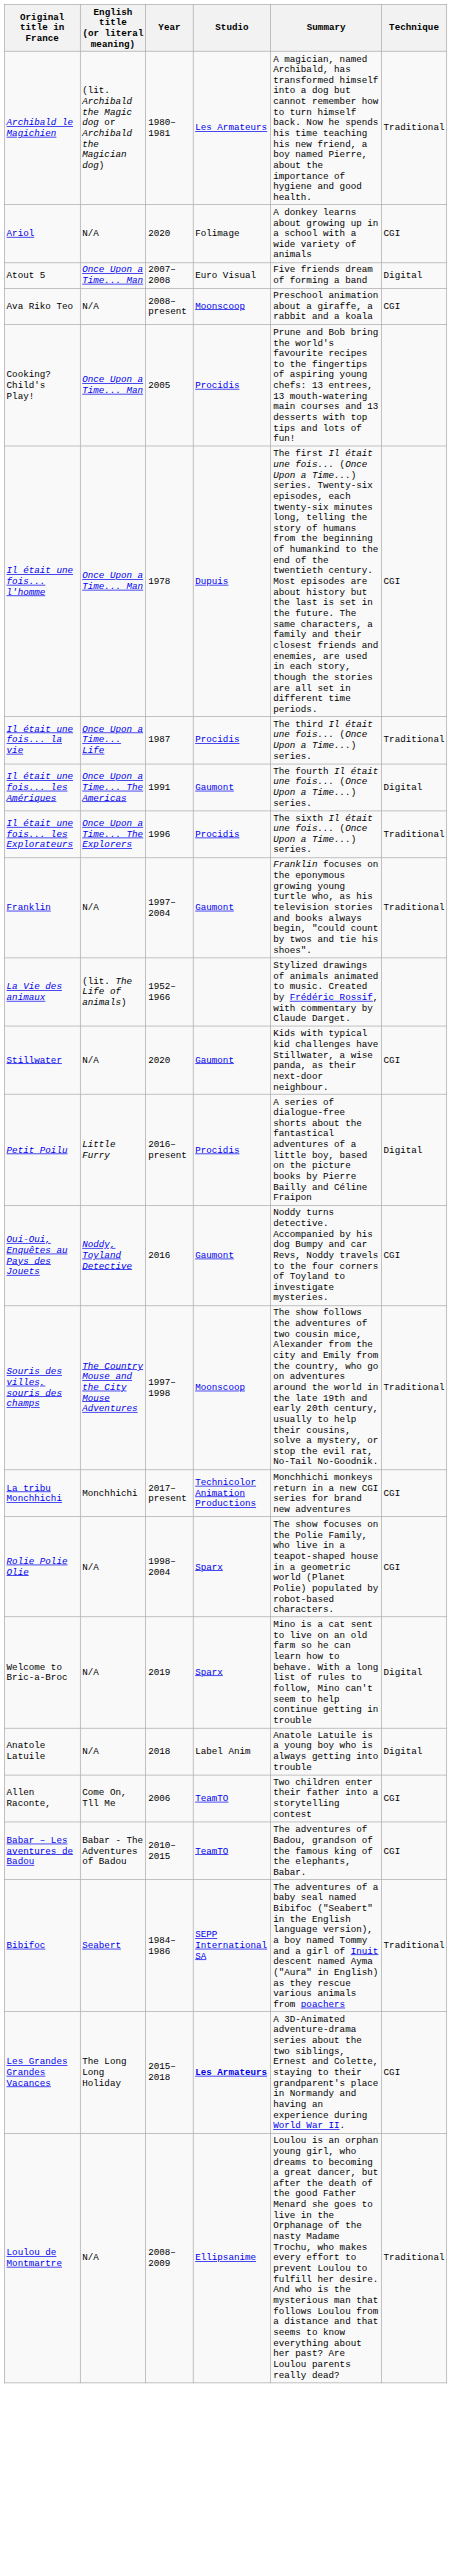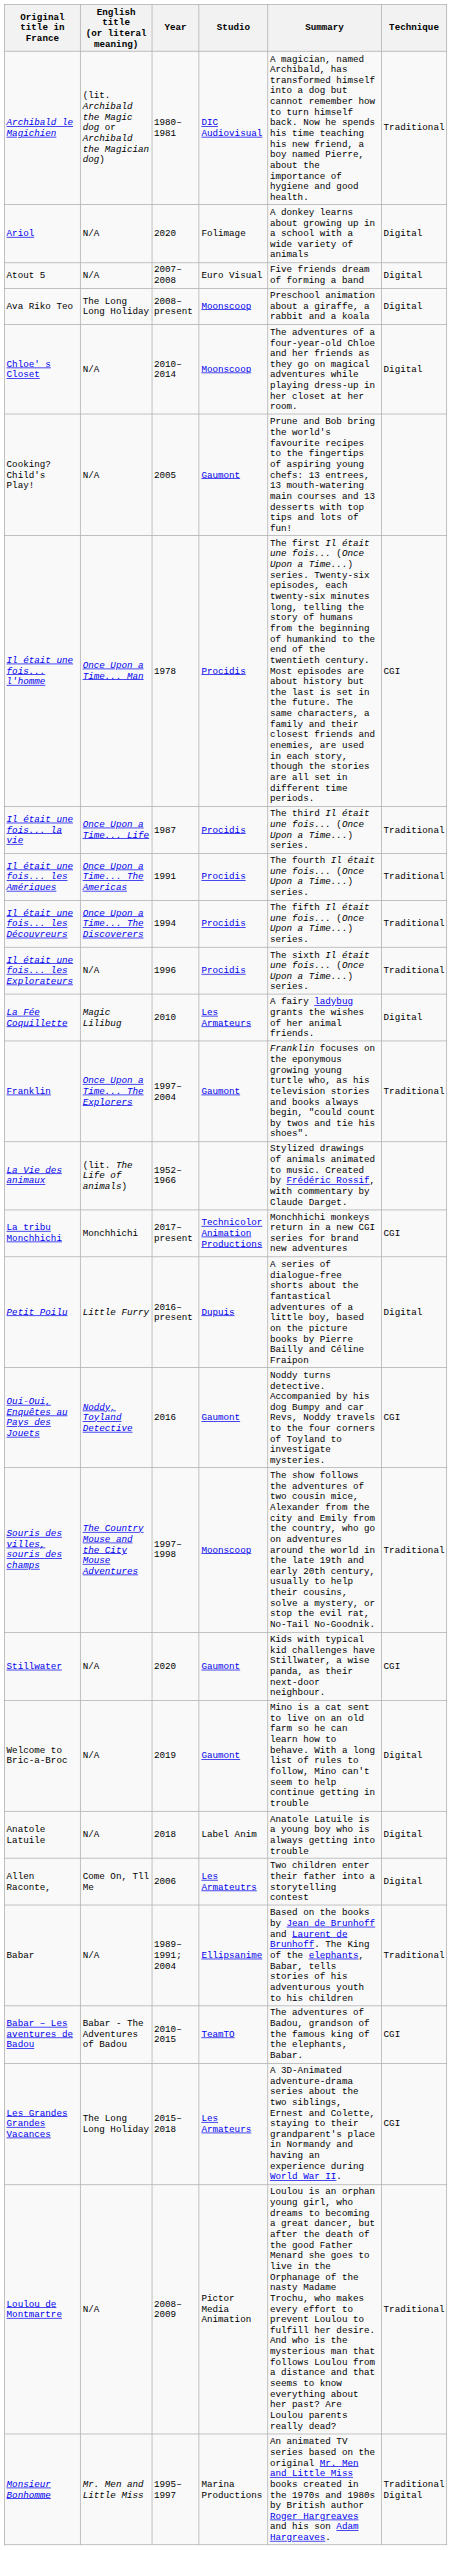(231, 128) Les Armateurs -> (232, 128) DIC Audiovisual
(392, 234) CGI -> (403, 234) Digital
(113, 275) Once Upon a Time... Man -> (91, 275) N/A
(91, 306) N/A -> (116, 306) The Long Long Holiday
(392, 306) CGI -> (403, 306) Digital
+ row: (29, 369)
(113, 385) Once Upon a Time... Man -> (91, 475) N/A
(217, 385) Procidis -> (221, 475) Gaumont
(212, 581) Dupuis -> (224, 671) Procidis
(215, 787) Gaumont -> (224, 877) Procidis
(403, 787) Digital -> (414, 877) Traditional
+ row: (40, 924)
(113, 834) Once Upon a Time... The Explorers -> (91, 971) N/A
+ row: (37, 1018)
(91, 908) N/A -> (113, 1091) Once Upon a Time... The Explorers
rows swapped: (34, 1493) <-> (34, 1060)
(217, 1150) Procidis -> (218, 1312) Dupuis
- row: (37, 1567)
(209, 1672) Sparx -> (221, 1756) Gaumont
(212, 1798) TeamTO -> (229, 1882) Les Armateutrs
(392, 1798) CGI -> (403, 1882) Digital
+ row: (20, 1955)
- row: (26, 1946)
(231, 2073) bold -> (226, 2124) normal
(226, 2258) Ellipsanime -> (226, 2309) Pictor Media Animation
+ row: (29, 2489)
